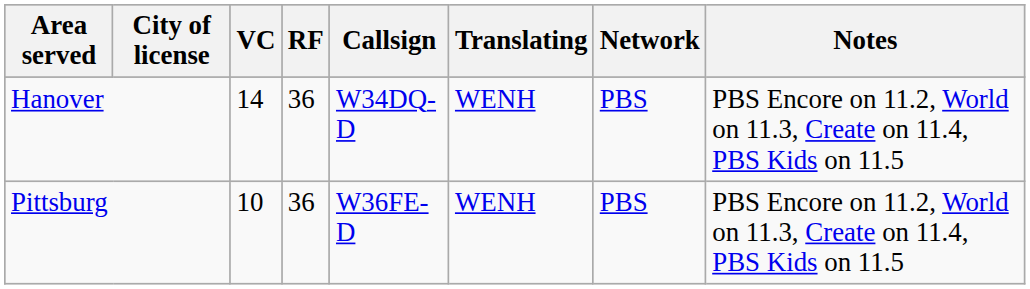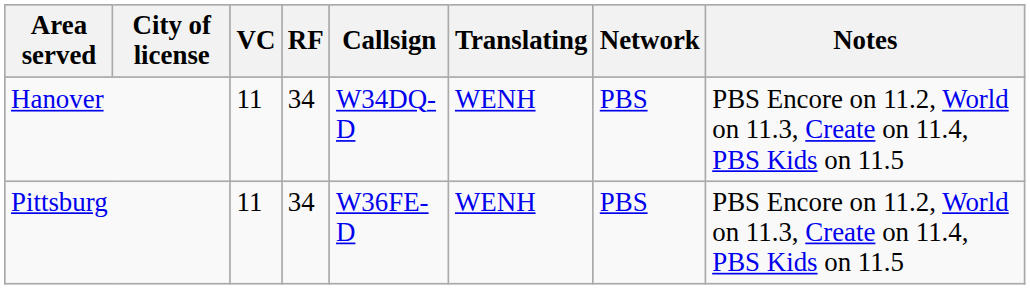(250, 98) 14 -> (249, 98) 11
(301, 98) 36 -> (301, 98) 34
(250, 201) 10 -> (249, 201) 11
(301, 201) 36 -> (301, 201) 34
